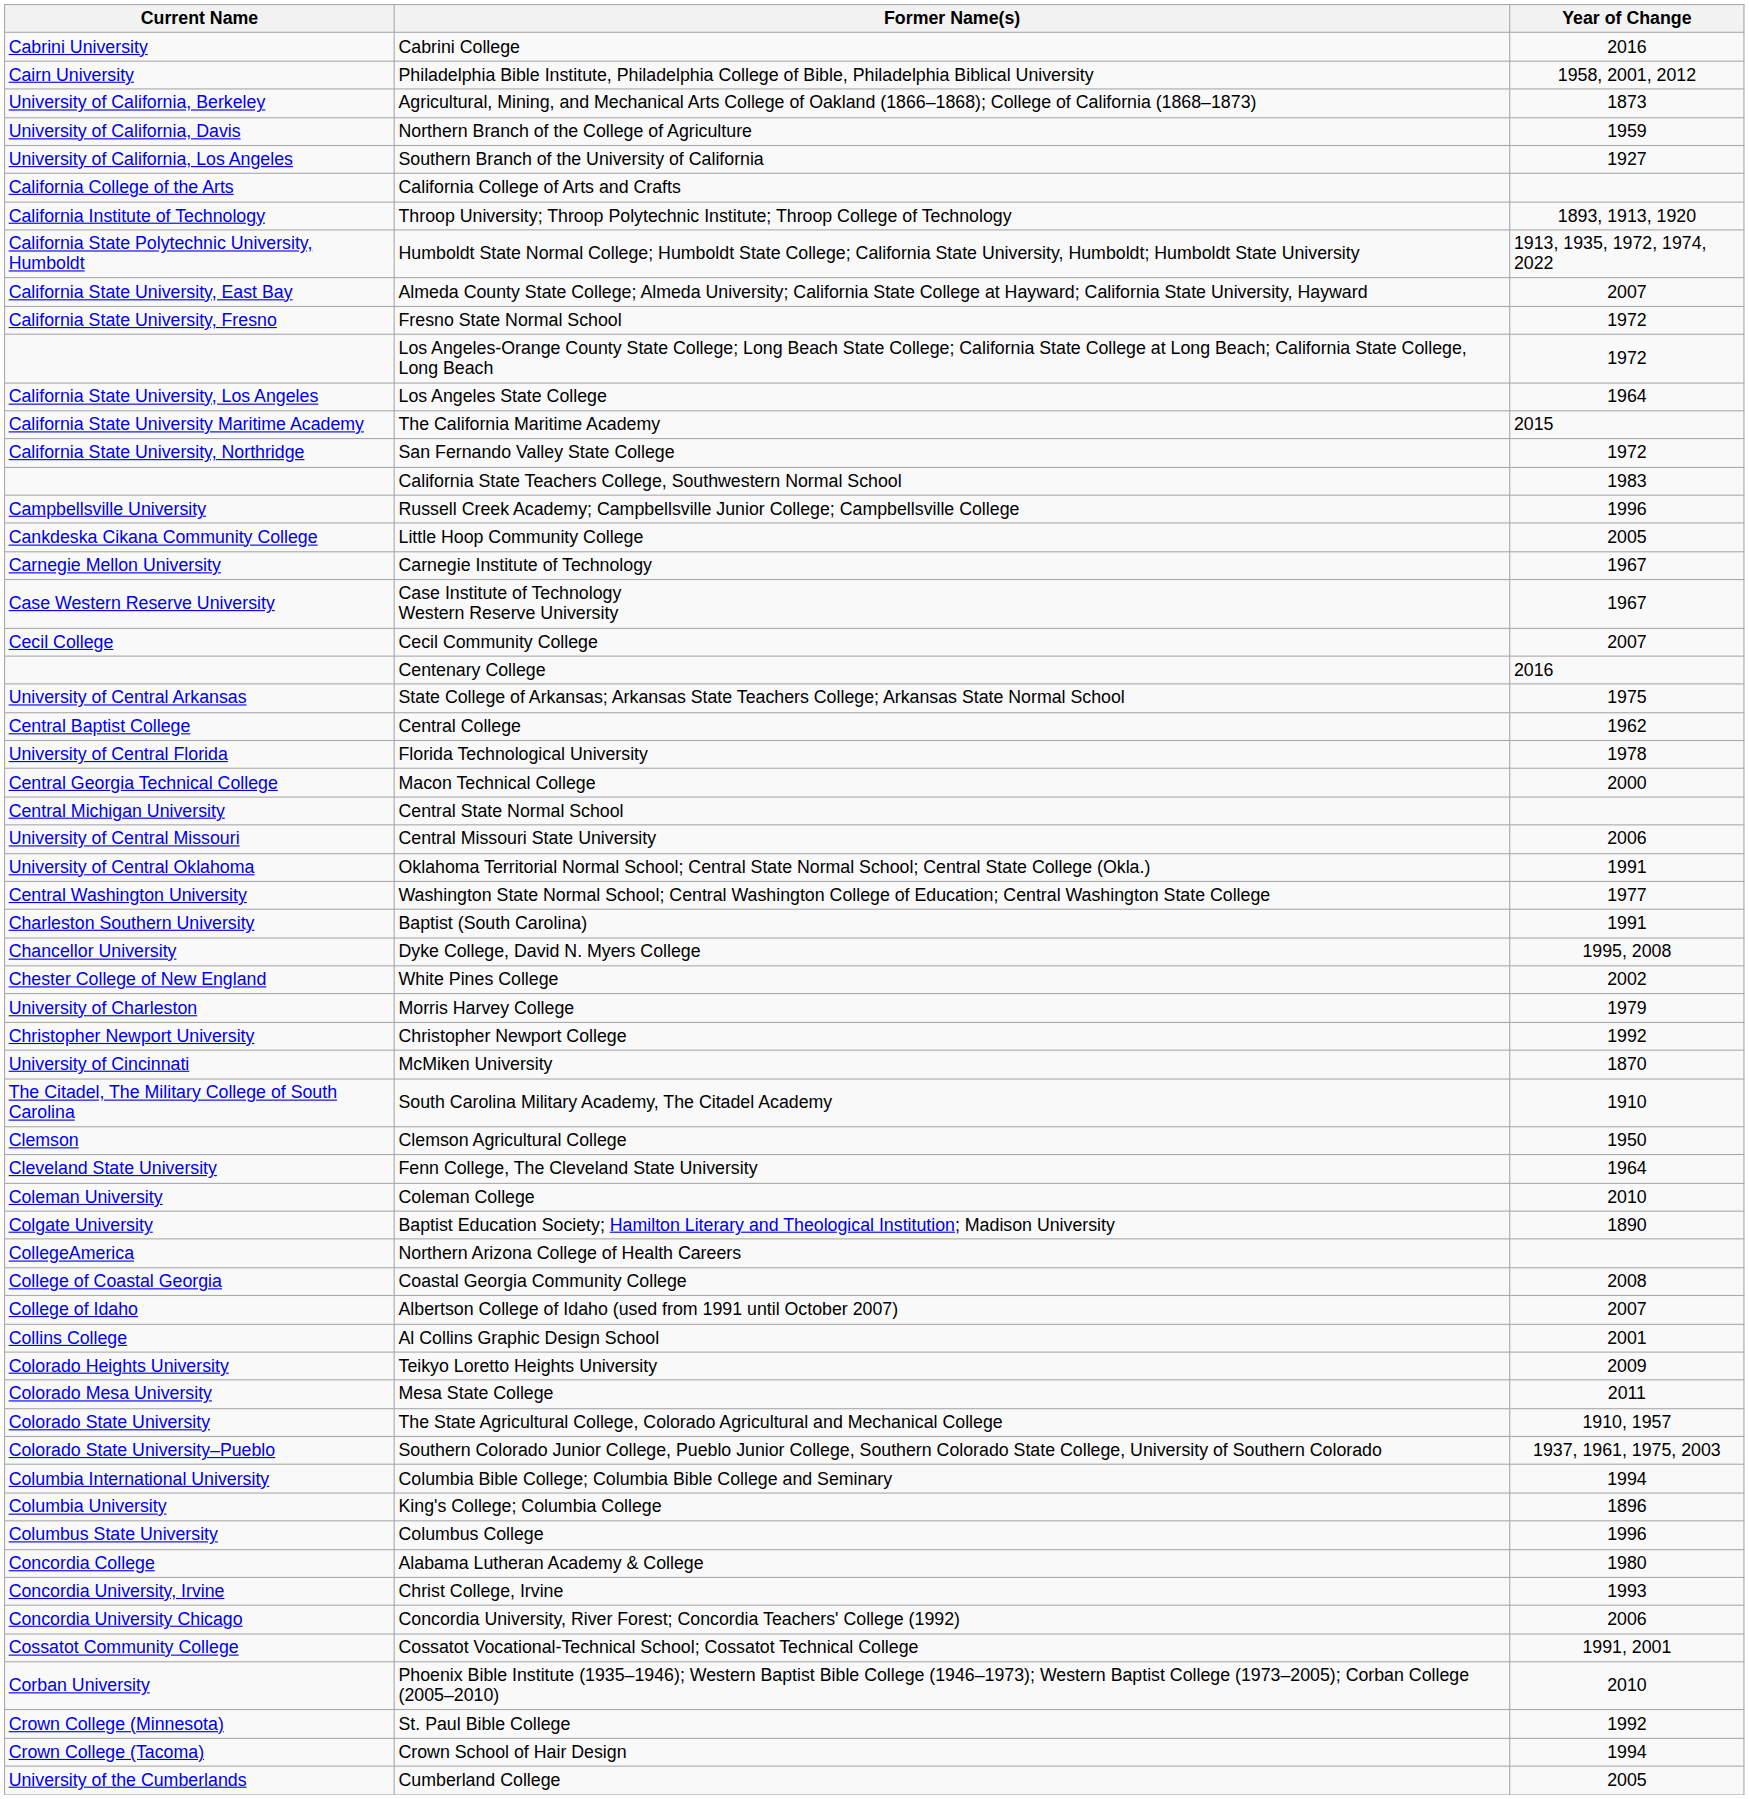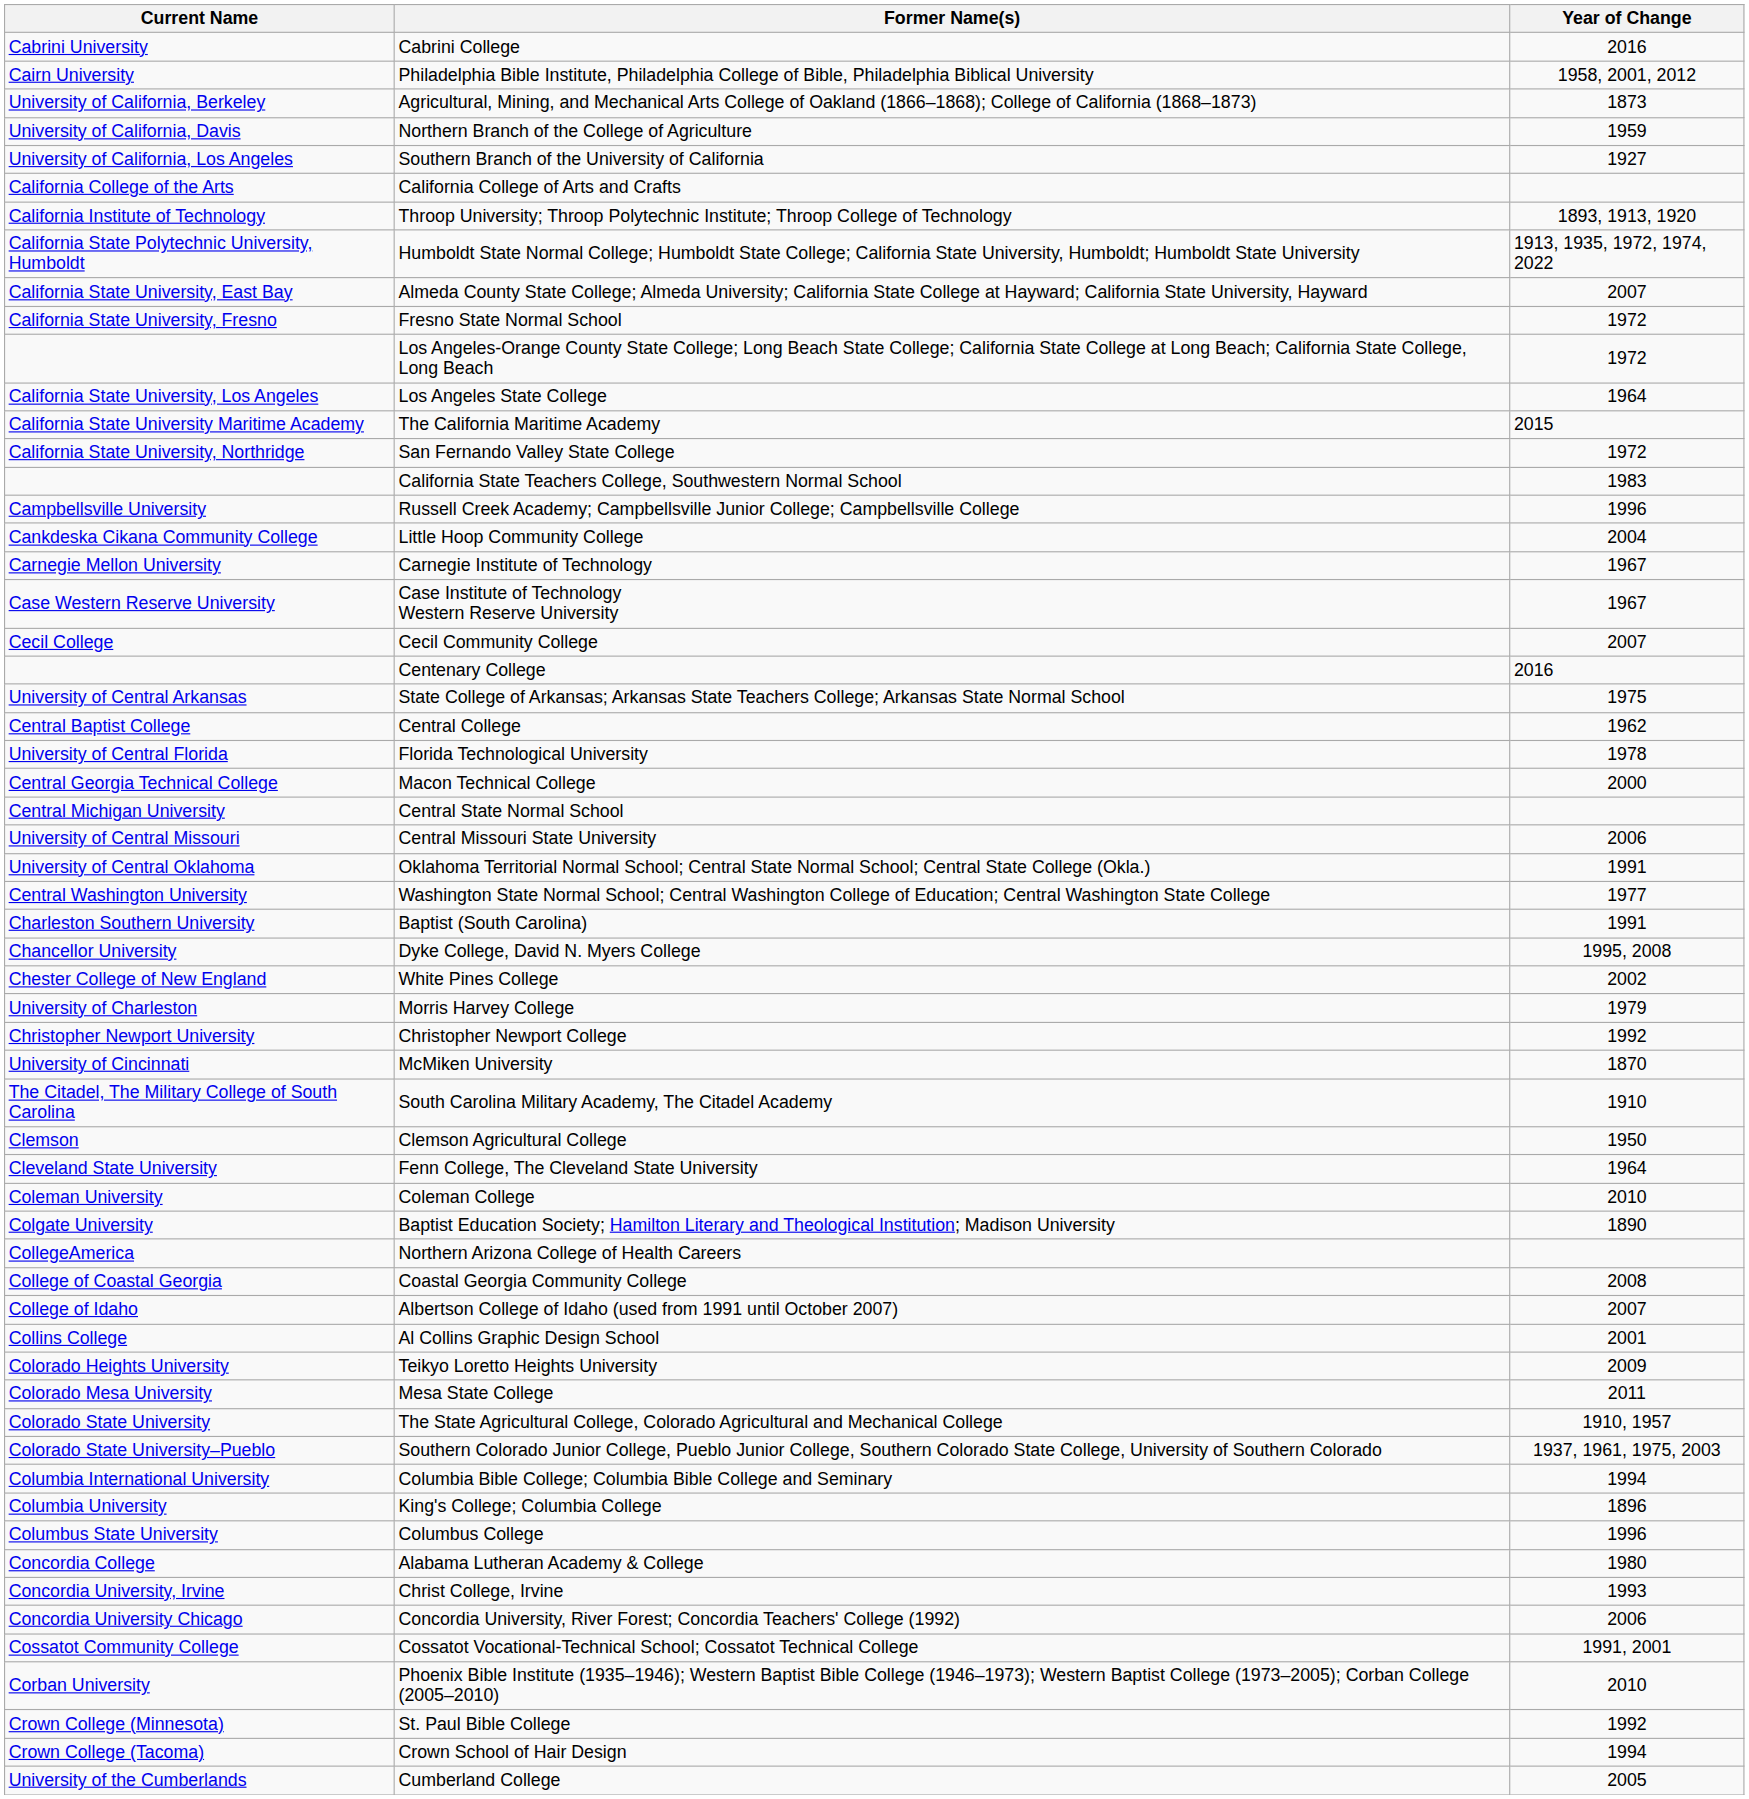(1627, 537) 2005 -> (1627, 537) 2004
